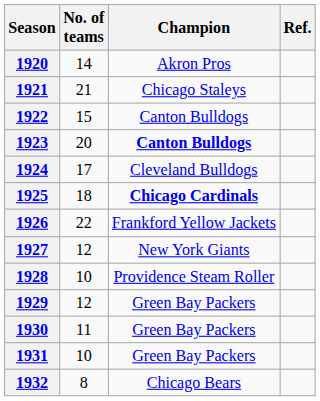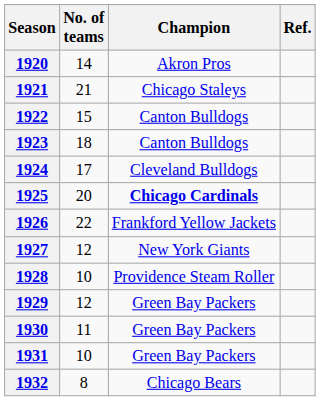(84, 143) 20 -> (84, 143) 18
(194, 143) bold -> (194, 143) normal
(84, 196) 18 -> (84, 196) 20
